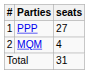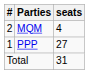rows swapped: (27, 28) <-> (30, 45)
